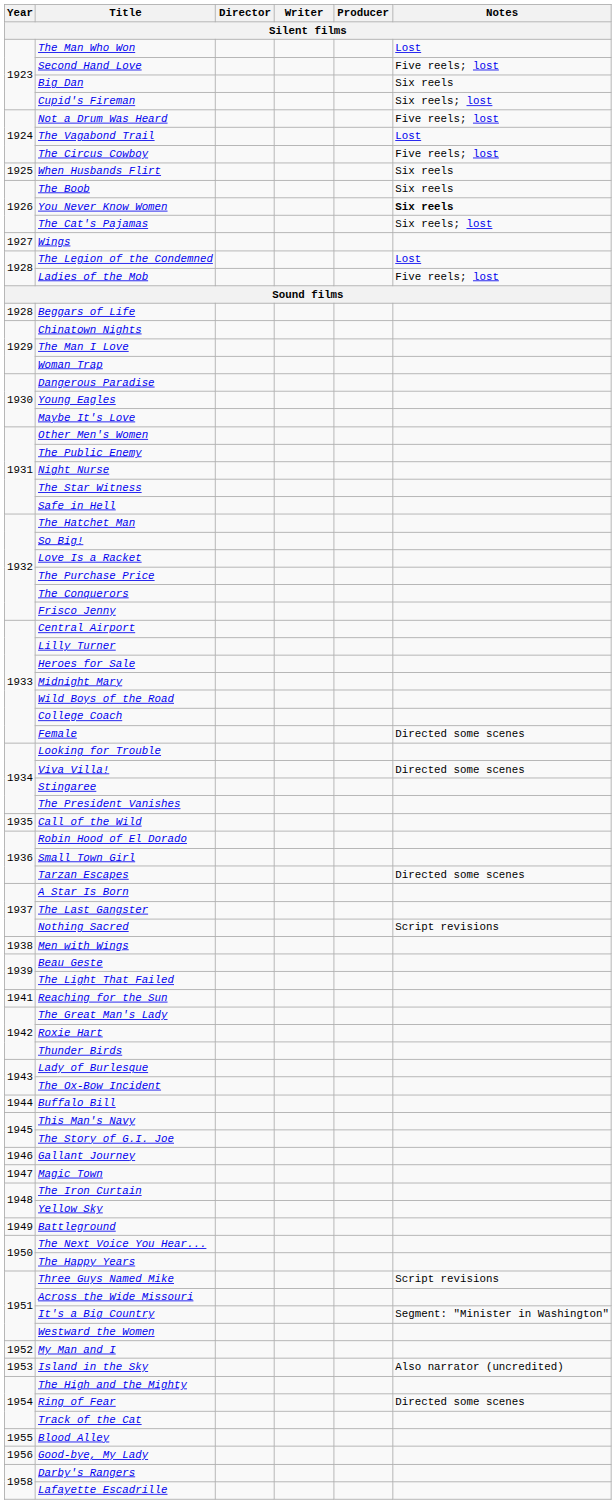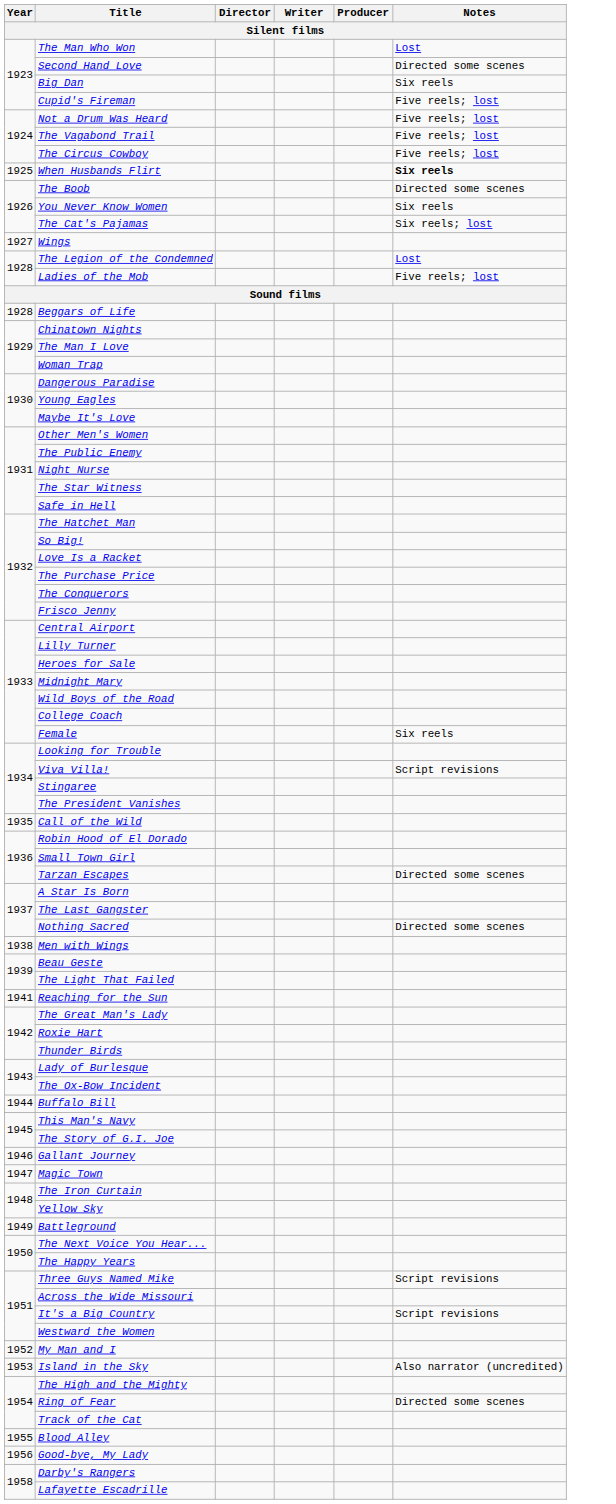(447, 66) Five reels; lost -> (460, 66) Directed some scenes
(444, 101) Six reels; lost -> (447, 101) Five reels; lost
(408, 136) Lost -> (447, 136) Five reels; lost
(424, 171) normal -> (424, 171) bold
(424, 189) Six reels -> (460, 189) Directed some scenes
(424, 207) bold -> (424, 207) normal
(460, 734) Directed some scenes -> (424, 734) Six reels
(460, 769) Directed some scenes -> (447, 769) Script revisions
(447, 928) Script revisions -> (460, 928) Directed some scenes
(502, 1315) Segment: "Minister in Washington" -> (447, 1315) Script revisions
